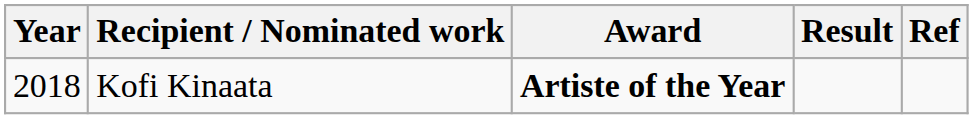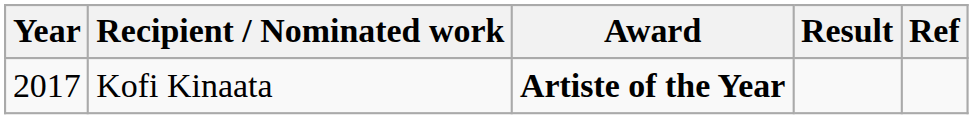(47, 85) 2018 -> (47, 85) 2017
